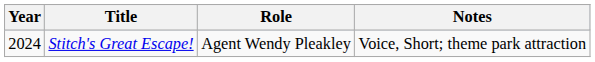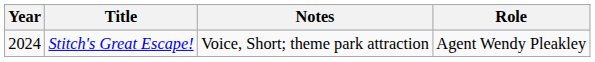columns swapped: (276, 17) <-> (472, 17)
